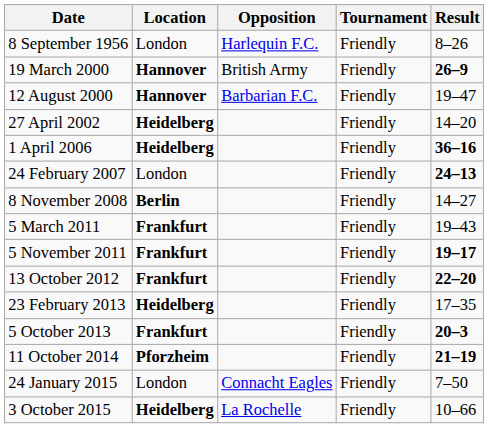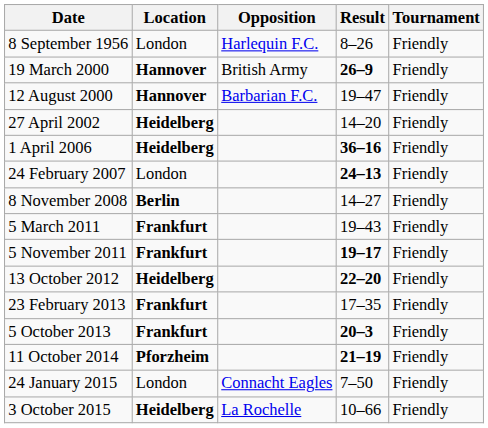columns swapped: (457, 17) <-> (384, 17)
(172, 278) Frankfurt -> (175, 278) Heidelberg
(175, 305) Heidelberg -> (172, 305) Frankfurt
